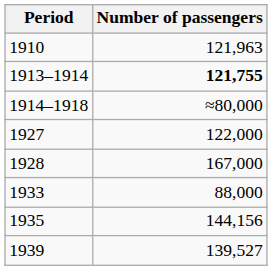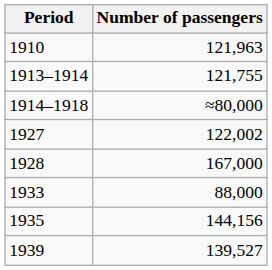(234, 76) bold -> (234, 76) normal
(234, 134) 122,000 -> (234, 134) 122,002
